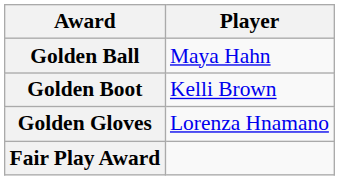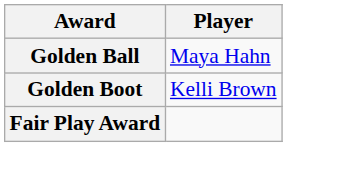- row: (85, 123)
